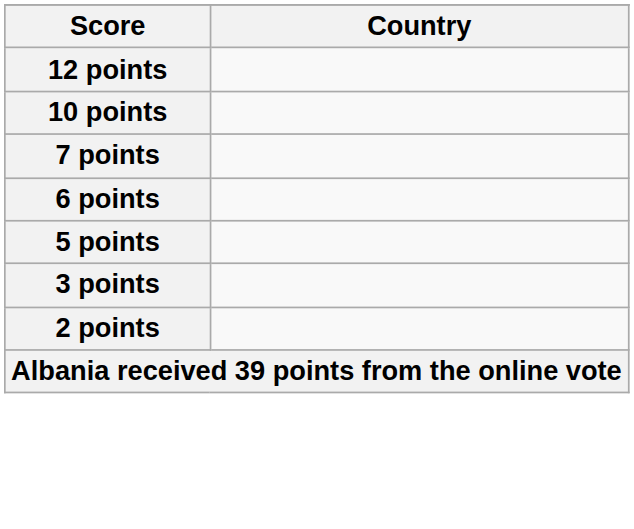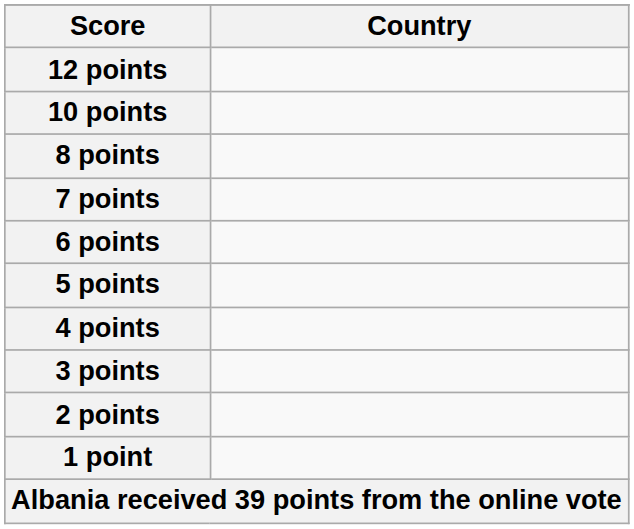+ row: (108, 155)
+ row: (108, 328)
+ row: (108, 457)
